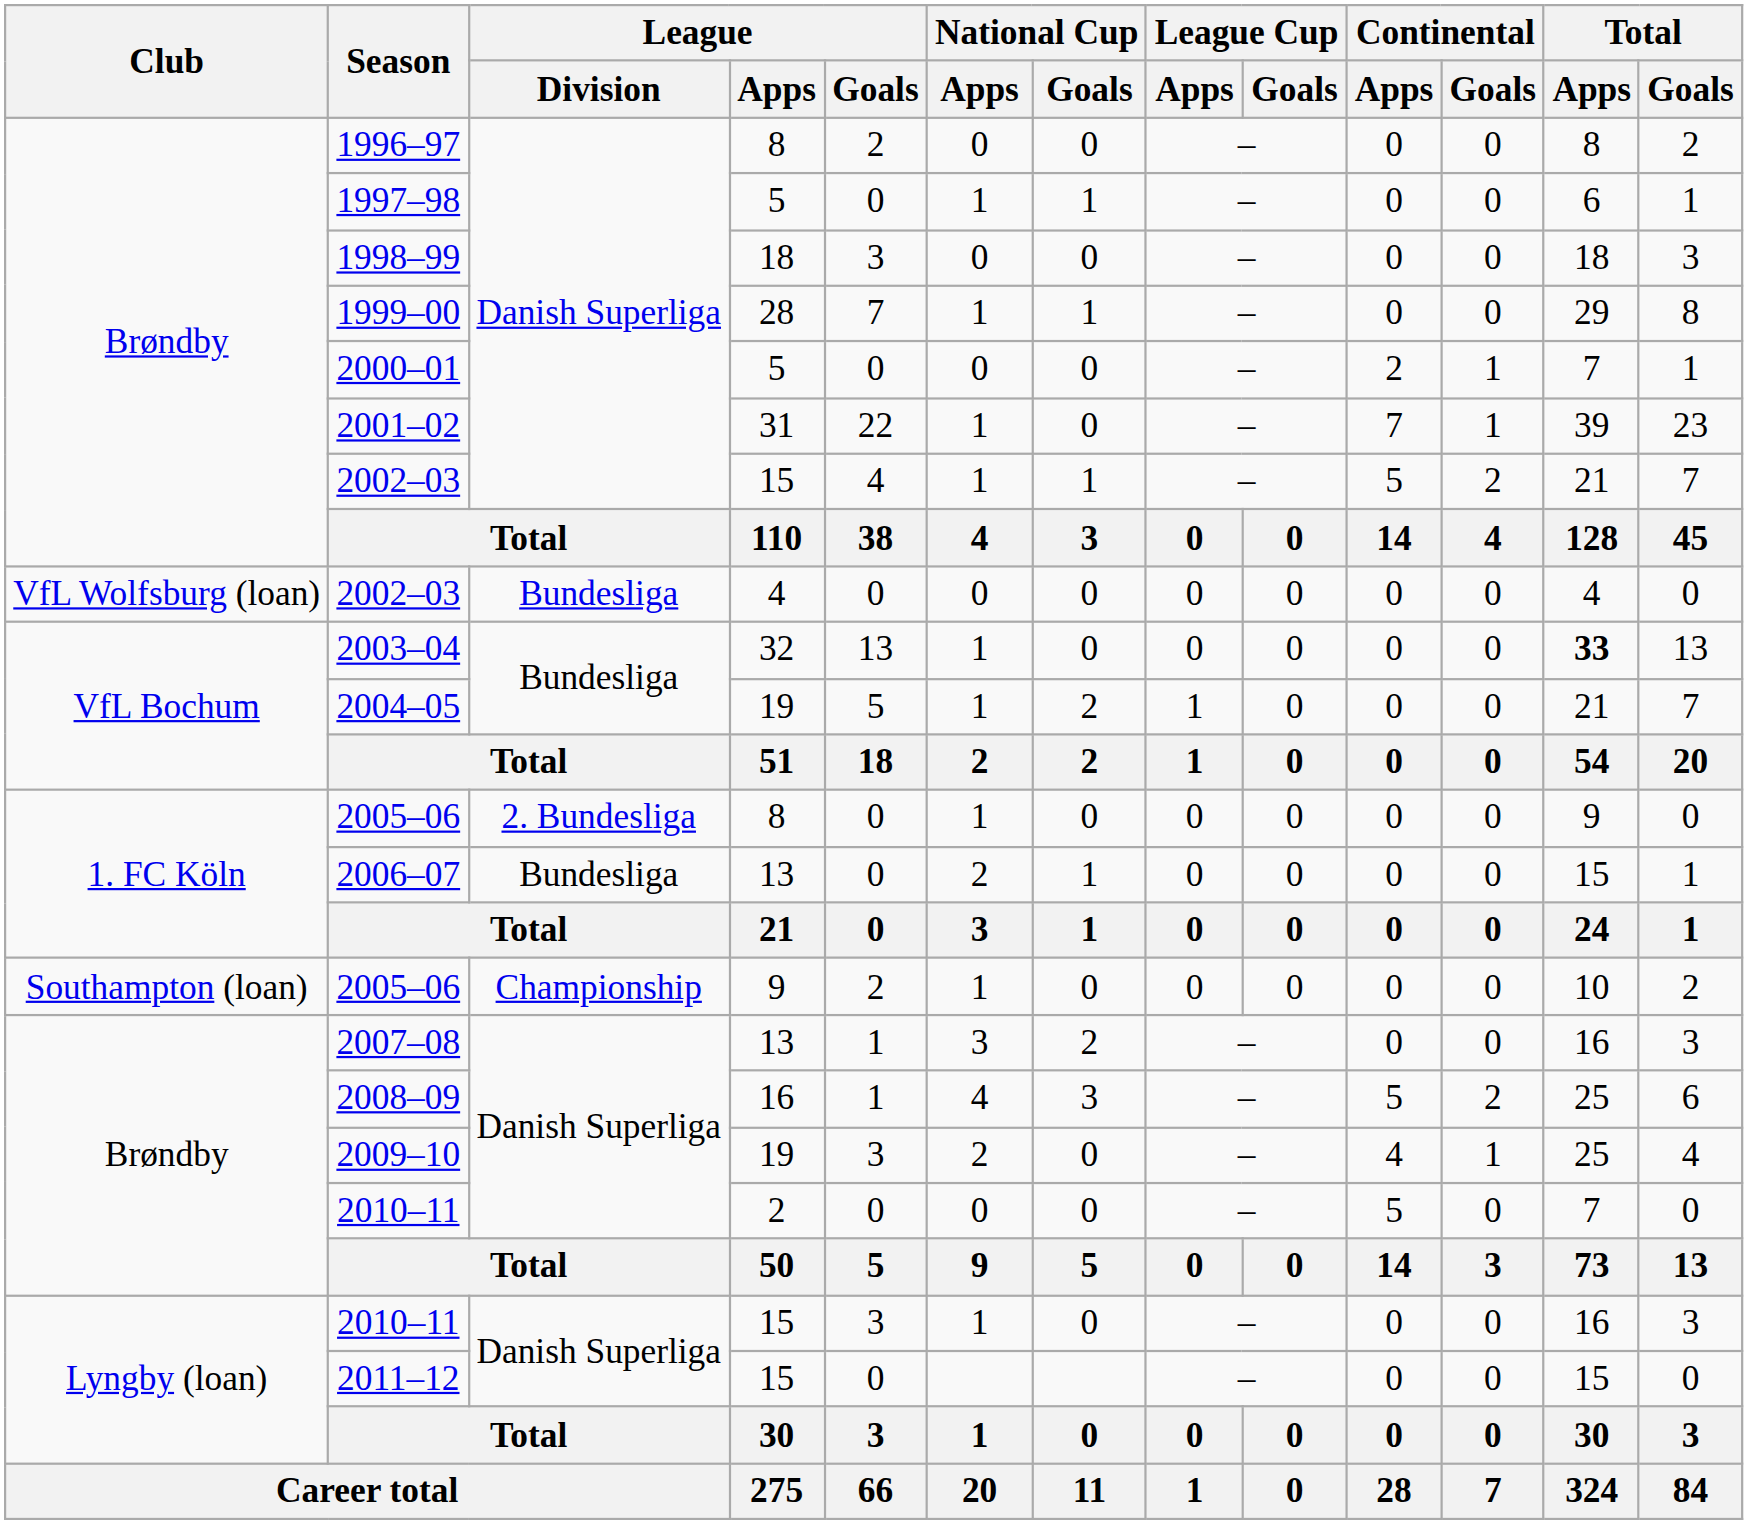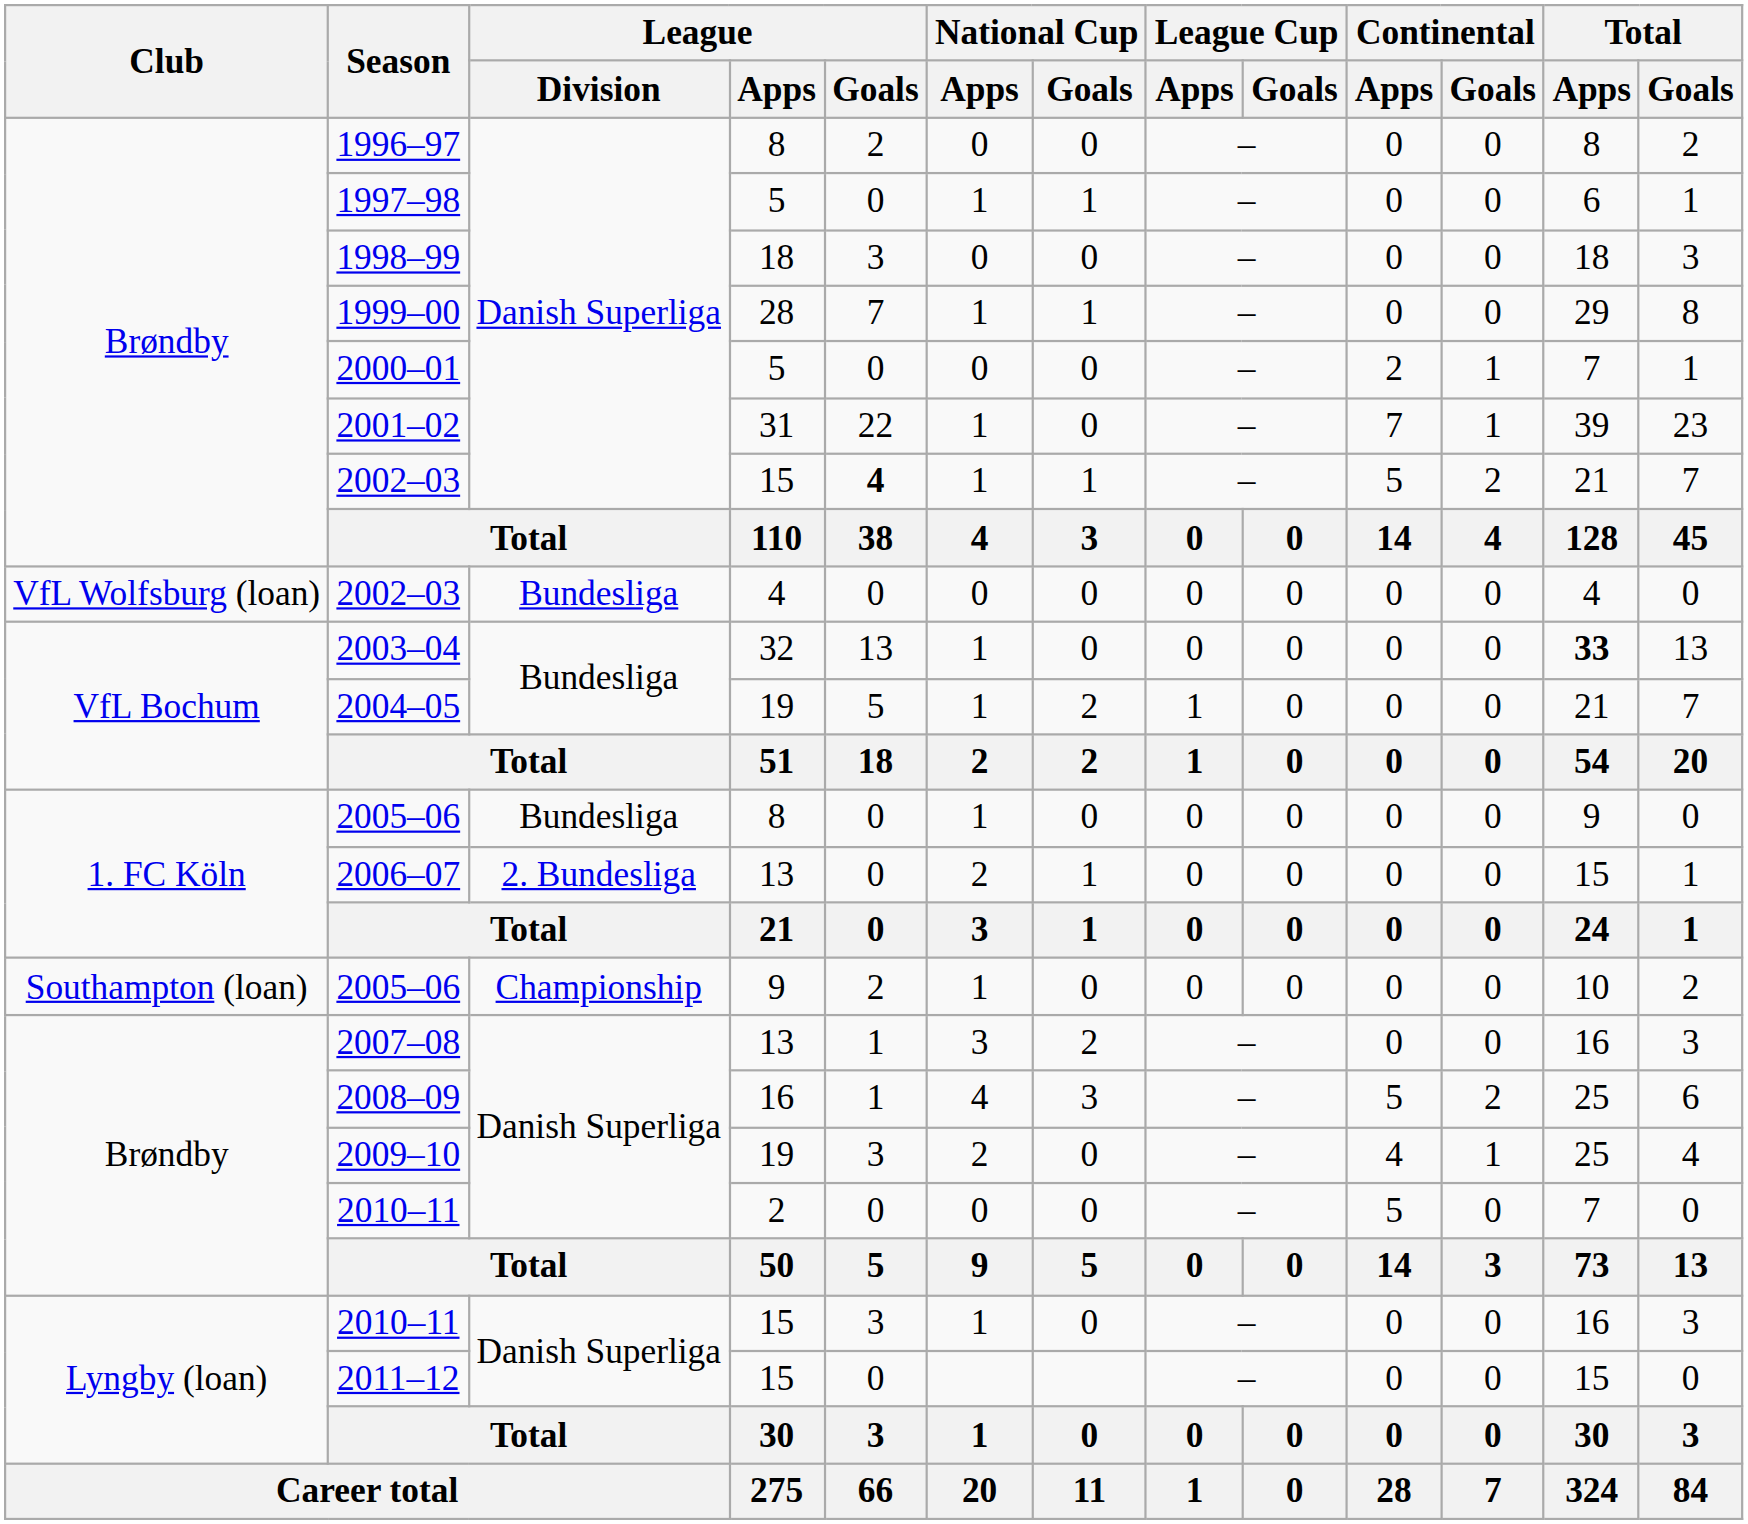(875, 481) normal -> (875, 481) bold
(599, 817) 2. Bundesliga -> (599, 817) Bundesliga
(599, 873) Bundesliga -> (599, 873) 2. Bundesliga
